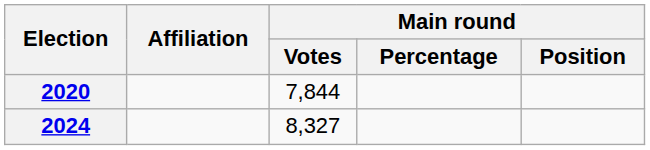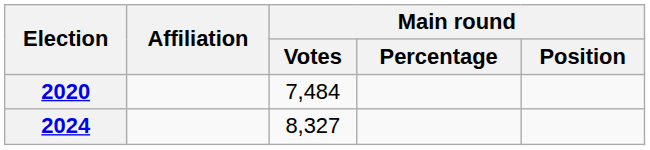(313, 91) 7,844 -> (313, 91) 7,484
